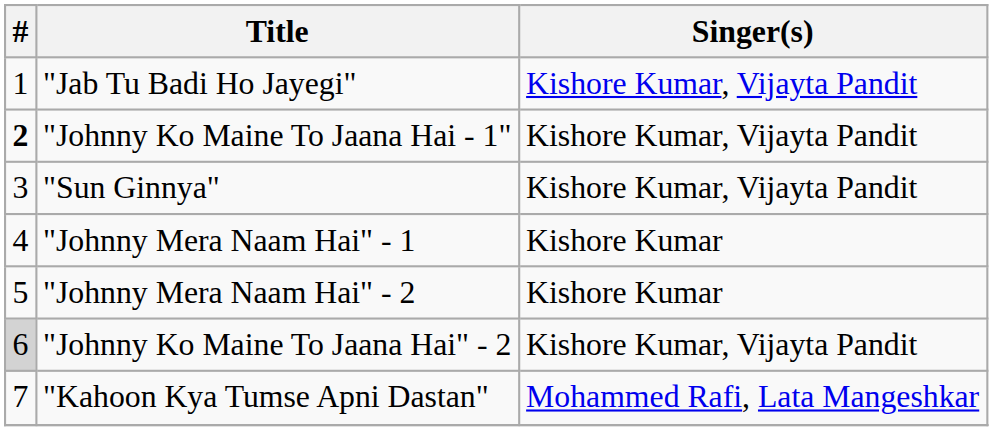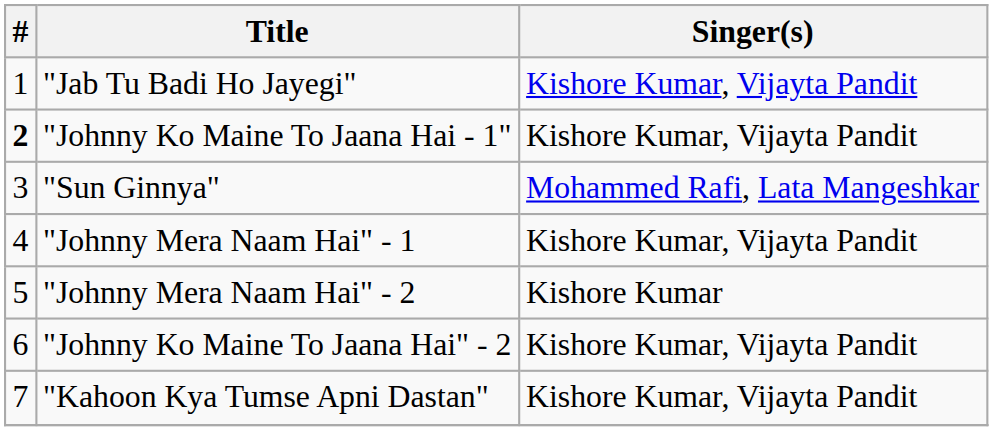(722, 188) Kishore Kumar, Vijayta Pandit -> (753, 188) Mohammed Rafi, Lata Mangeshkar
(624, 240) Kishore Kumar -> (722, 240) Kishore Kumar, Vijayta Pandit
(20, 345) lightgrey background -> (20, 345) no background
(753, 397) Mohammed Rafi, Lata Mangeshkar -> (722, 397) Kishore Kumar, Vijayta Pandit
